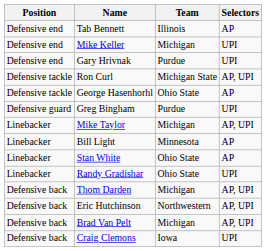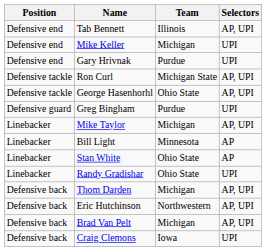(228, 29) AP -> (238, 29) AP, UPI
(228, 93) AP -> (238, 93) AP, UPI
